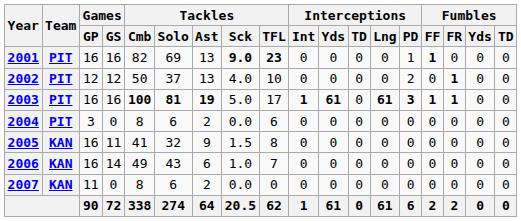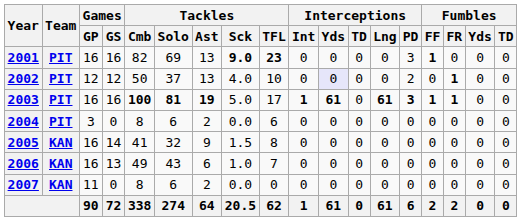(411, 57) 1 -> (411, 57) 3
(333, 79) no background -> (333, 79) lavender background
(113, 142) 11 -> (113, 142) 14
(113, 163) 14 -> (113, 163) 13
